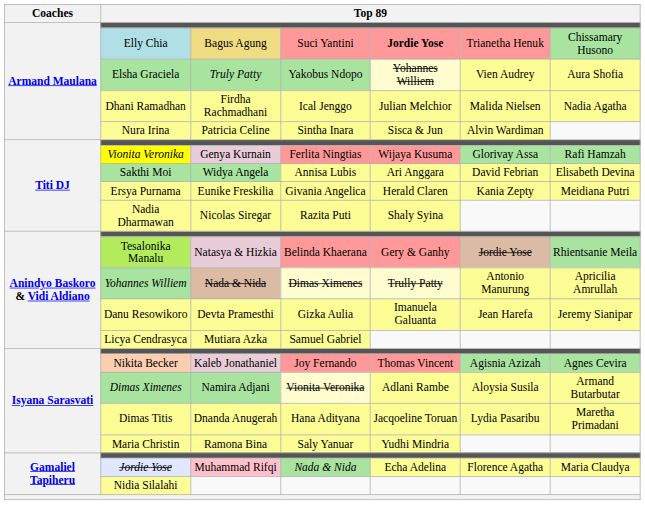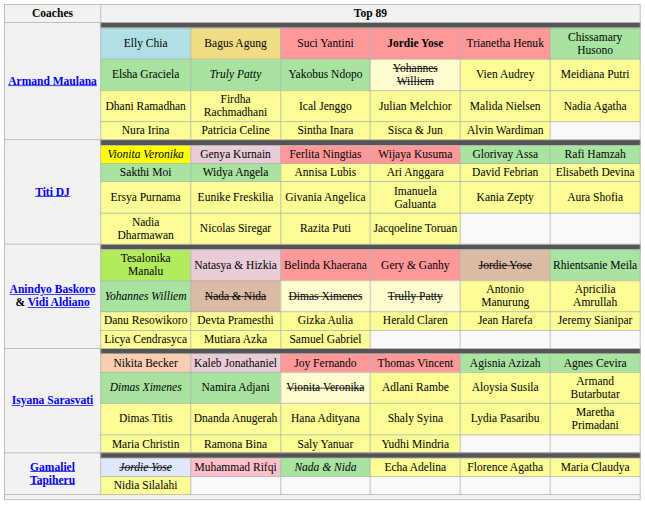(595, 74) Aura Shofia -> (595, 74) Meidiana Putri
(415, 191) Herald Claren -> (415, 197) Imanuela Galuanta
(595, 191) Meidiana Putri -> (595, 197) Aura Shofia
(415, 215) Shaly Syina -> (415, 228) Jacqoeline Toruan
(415, 314) Imanuela Galuanta -> (415, 321) Herald Claren
(415, 419) Jacqoeline Toruan -> (415, 419) Shaly Syina
